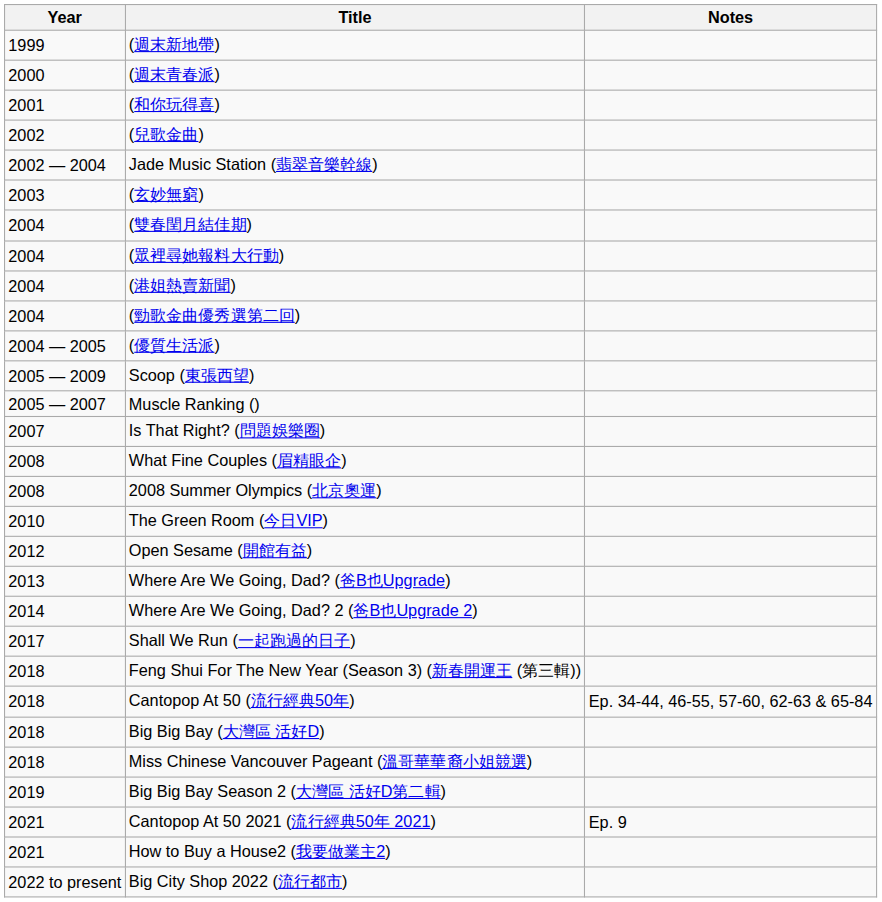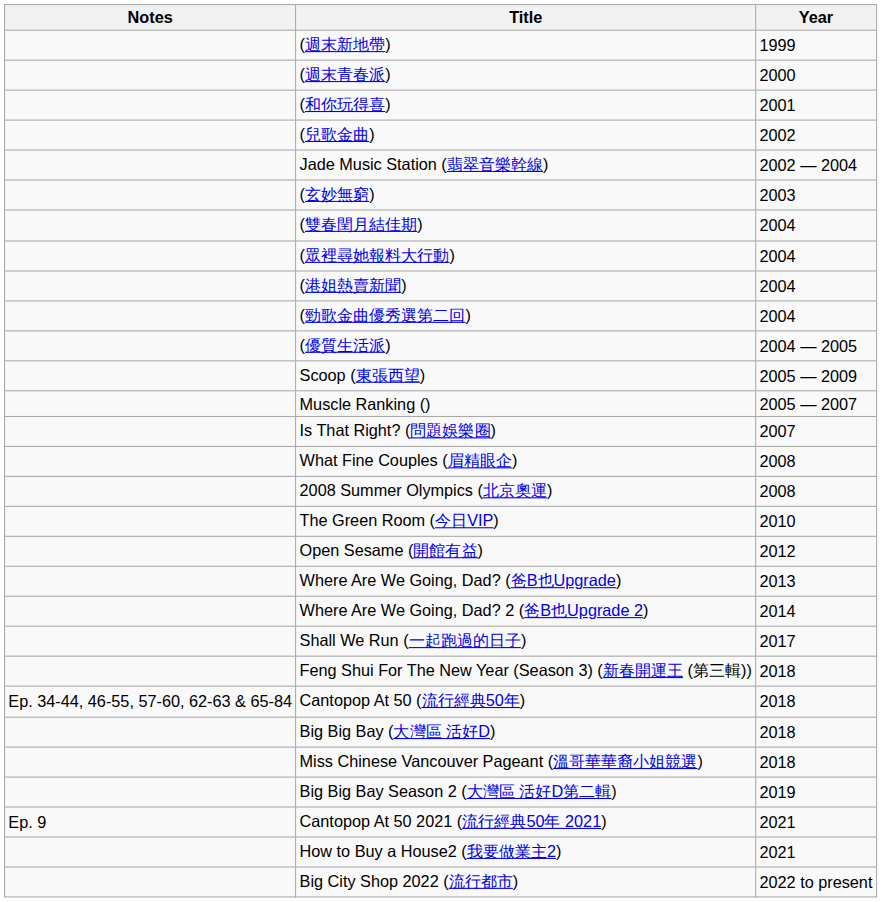columns swapped: (65, 18) <-> (731, 18)
